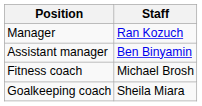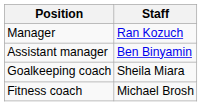rows swapped: (59, 91) <-> (45, 71)
